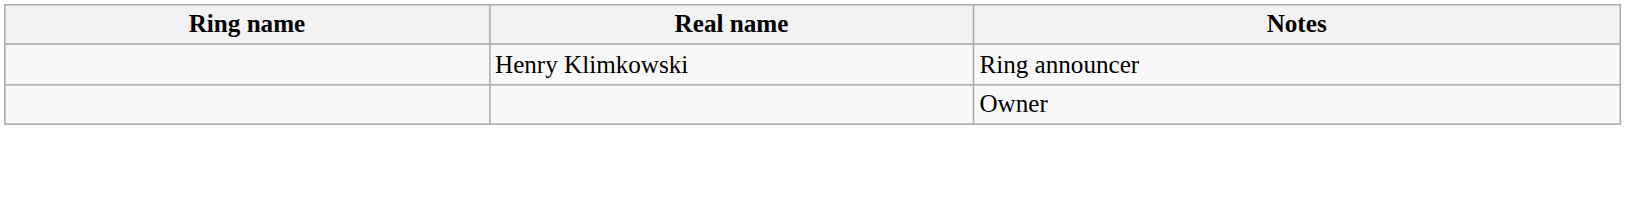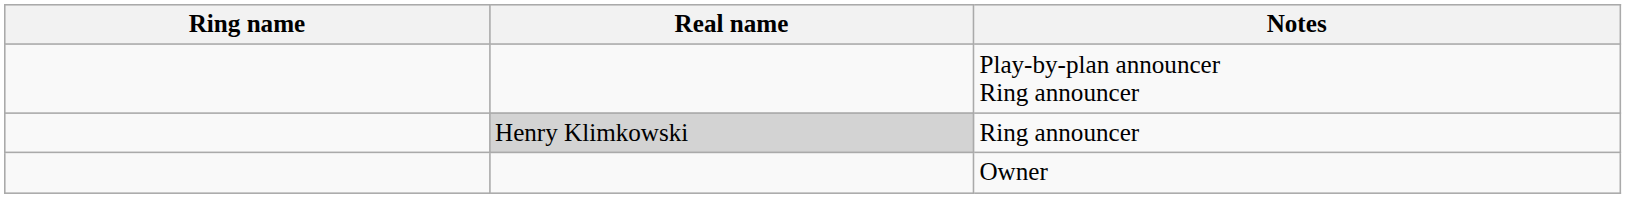+ row: (1100, 78)
(592, 64) no background -> (592, 132) lightgrey background
